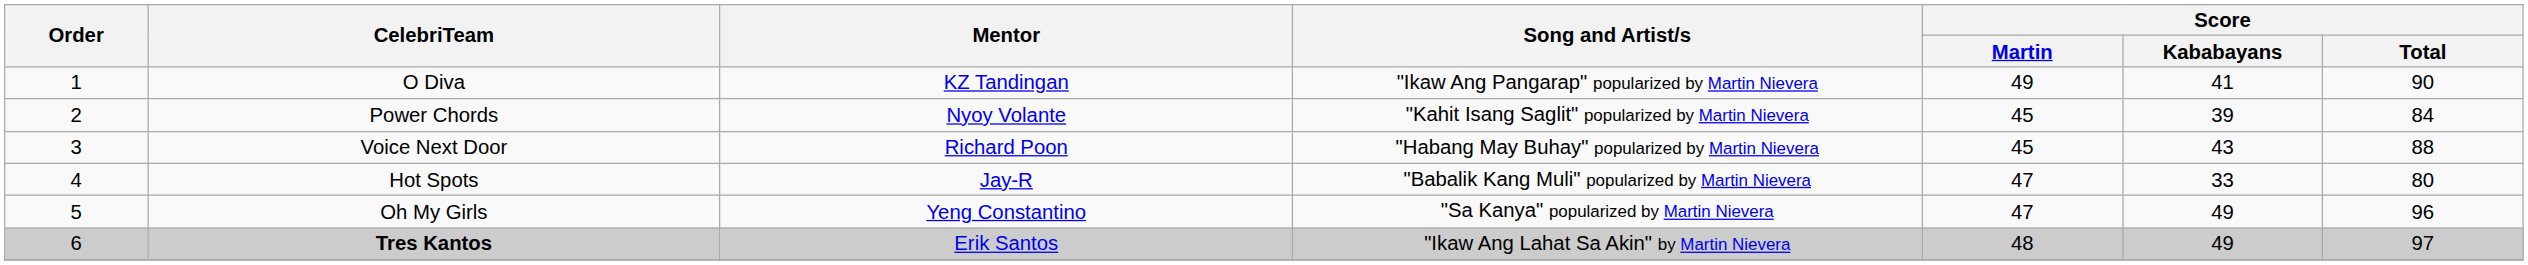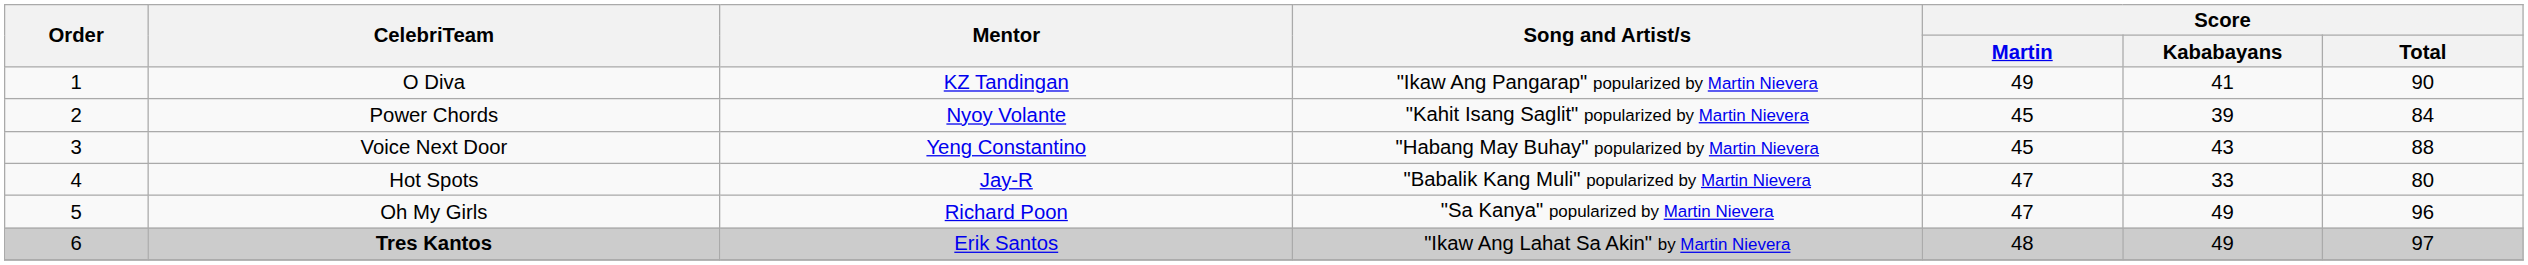(1006, 147) Richard Poon -> (1006, 147) Yeng Constantino
(1006, 212) Yeng Constantino -> (1006, 212) Richard Poon
